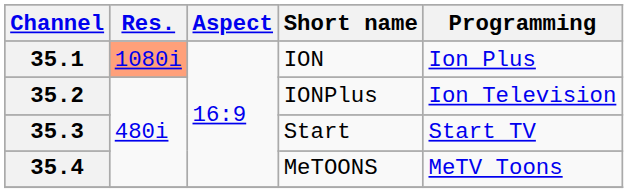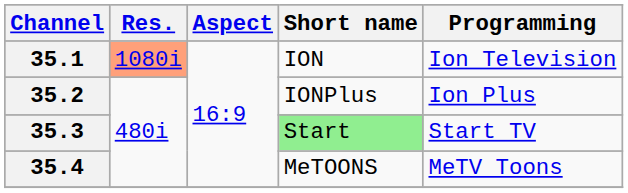(482, 60) Ion Plus -> (522, 60) Ion Television
(522, 96) Ion Television -> (482, 96) Ion Plus
(317, 132) no background -> (317, 132) lightgreen background
